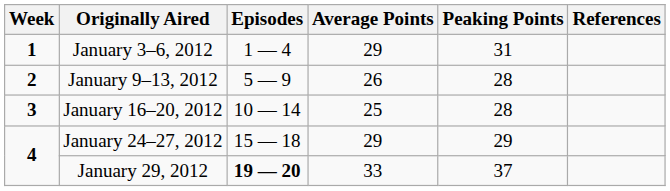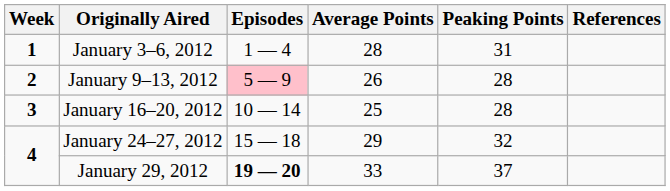(373, 49) 29 -> (373, 49) 28
(267, 79) no background -> (267, 79) pink background
(503, 140) 29 -> (503, 140) 32
